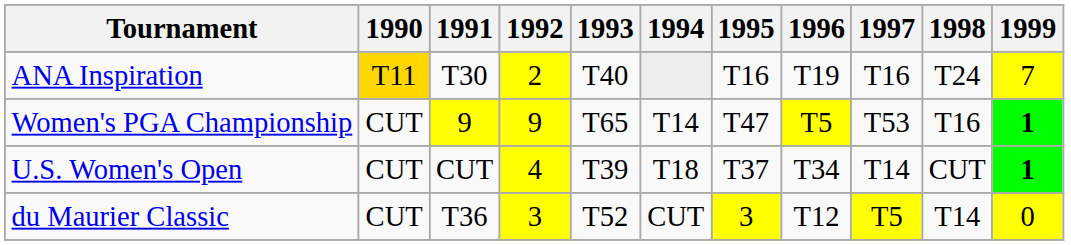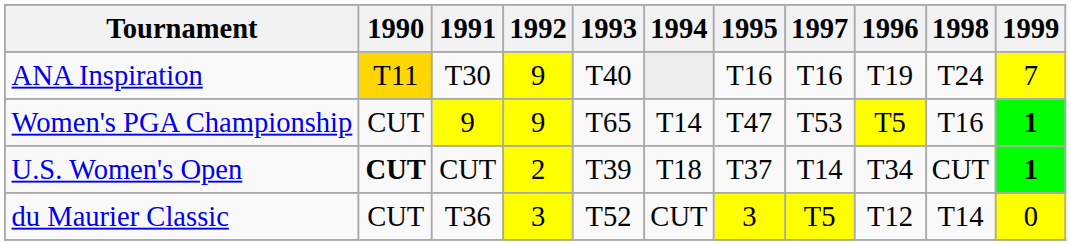columns swapped: (816, 28) <-> (887, 28)
(535, 75) 2 -> (538, 75) 9
(394, 169) normal -> (396, 169) bold
(535, 169) 4 -> (538, 169) 2
